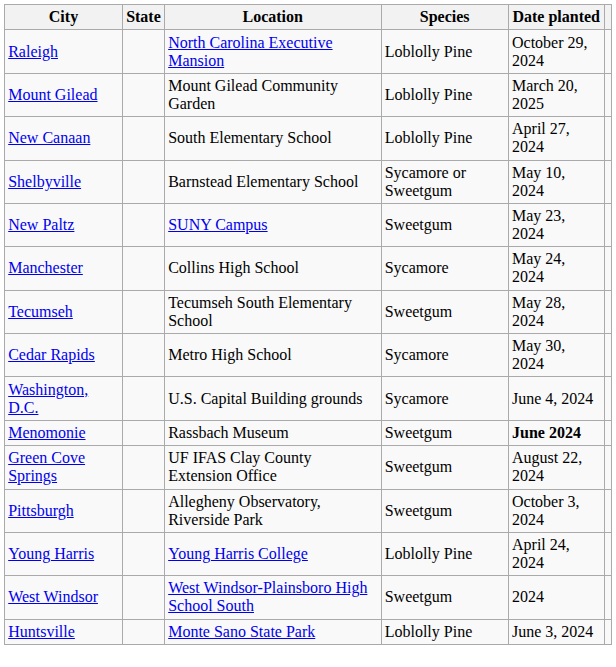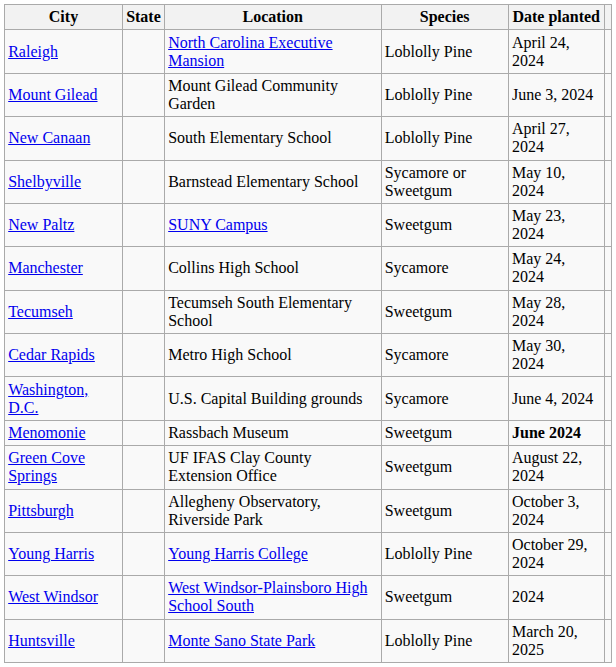(550, 51) October 29, 2024 -> (541, 51) April 24, 2024
(545, 94) March 20, 2025 -> (553, 94) June 3, 2024
(541, 554) April 24, 2024 -> (550, 554) October 29, 2024
(553, 631) June 3, 2024 -> (545, 640) March 20, 2025
